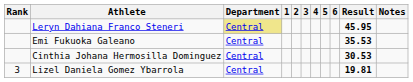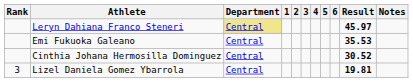(358, 26) 45.95 -> (358, 26) 45.97
(358, 56) 30.53 -> (358, 56) 30.52
